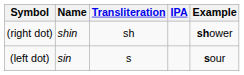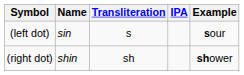rows swapped: (30, 33) <-> (30, 58)
